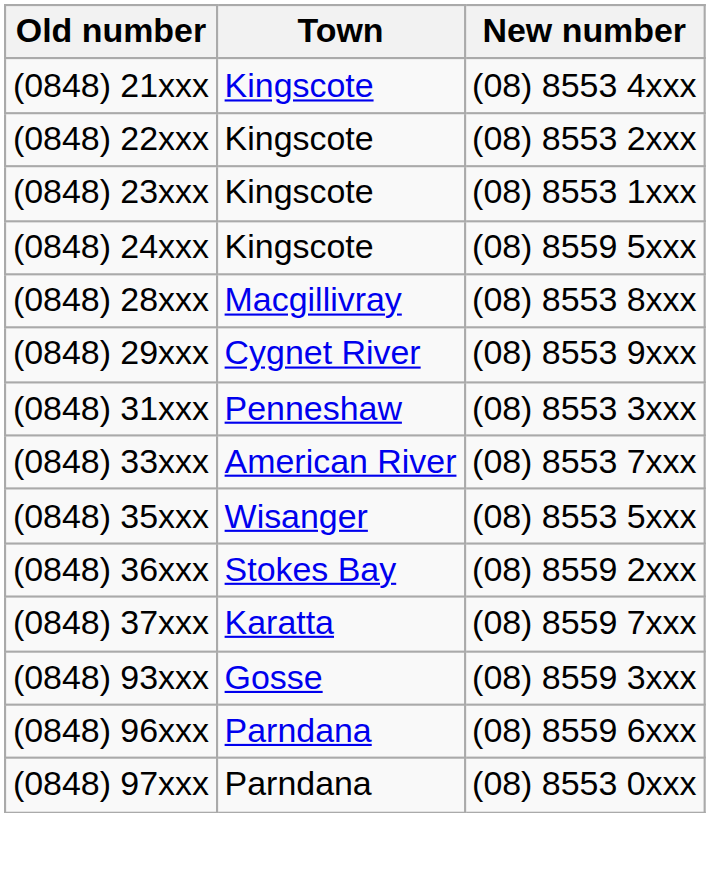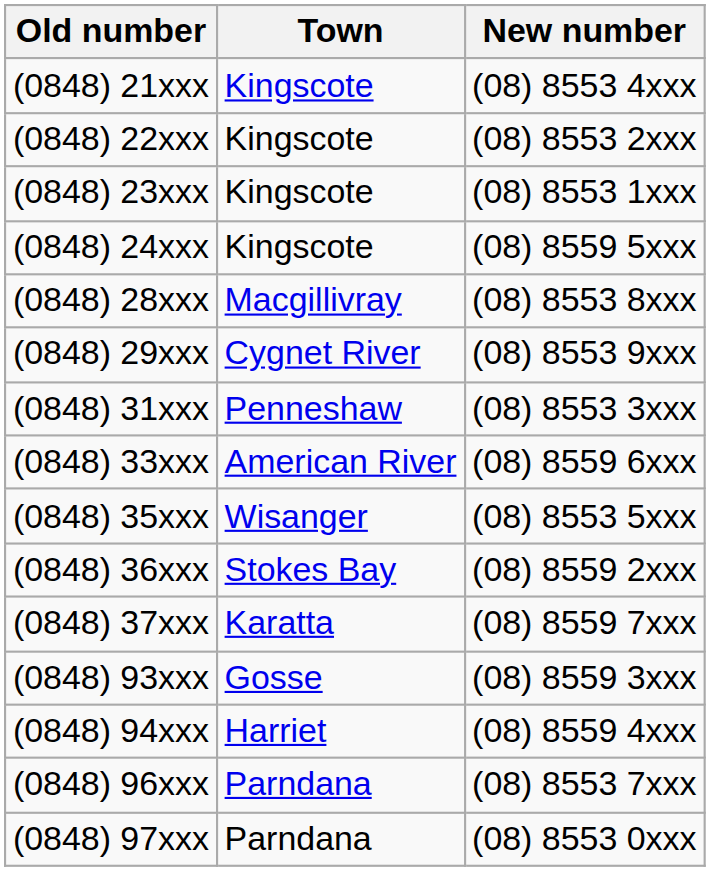(584, 461) (08) 8553 7xxx -> (584, 461) (08) 8559 6xxx
+ row: (111, 730)
(584, 730) (08) 8559 6xxx -> (584, 784) (08) 8553 7xxx
